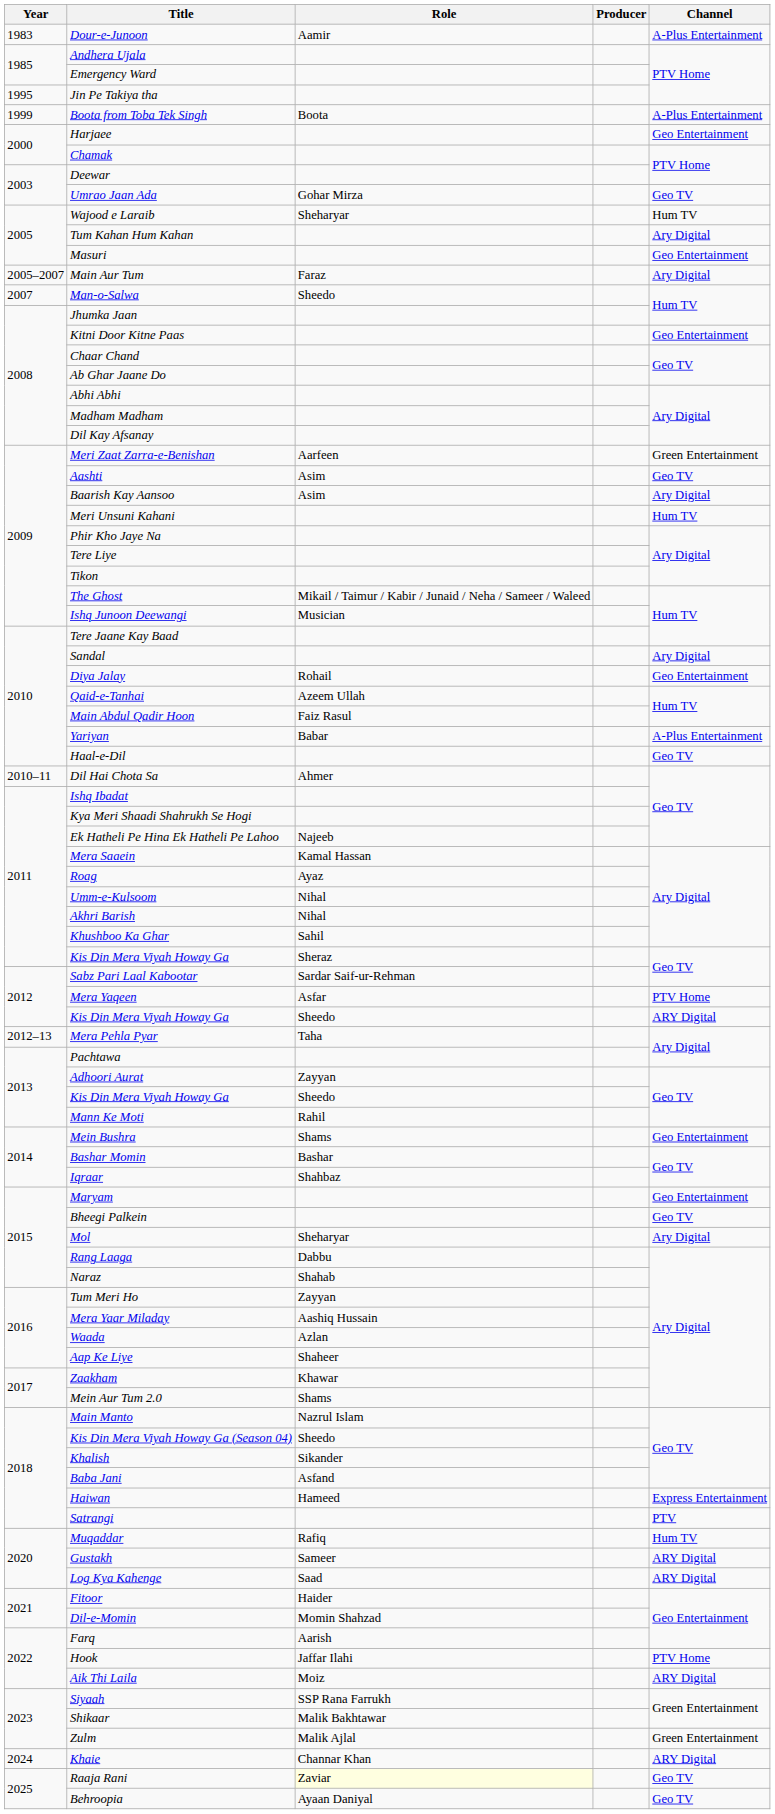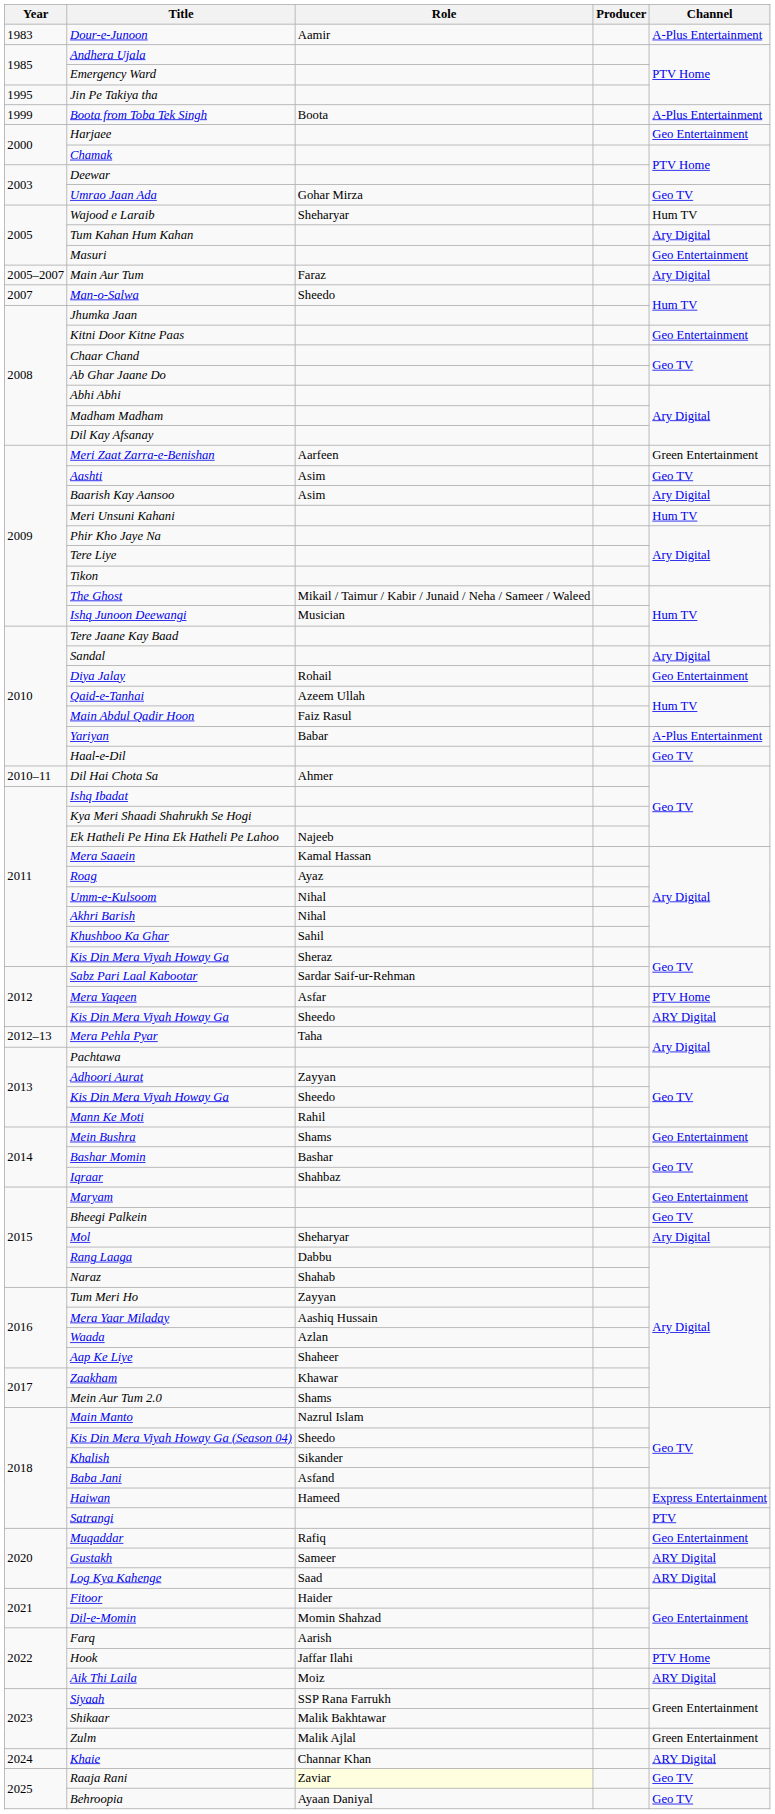(675, 1538) Hum TV -> (700, 1538) Geo Entertainment
